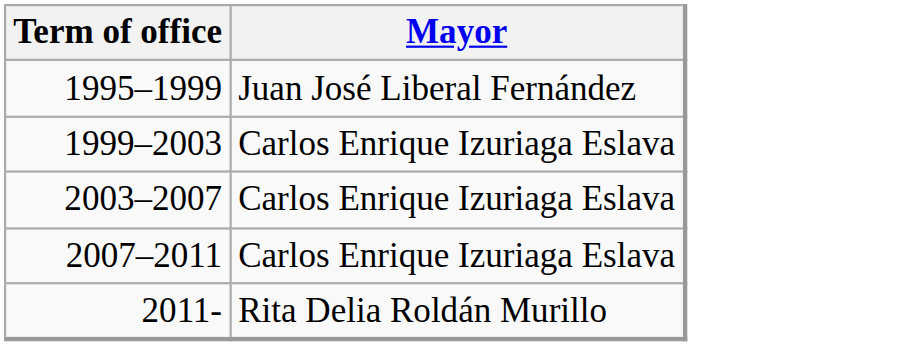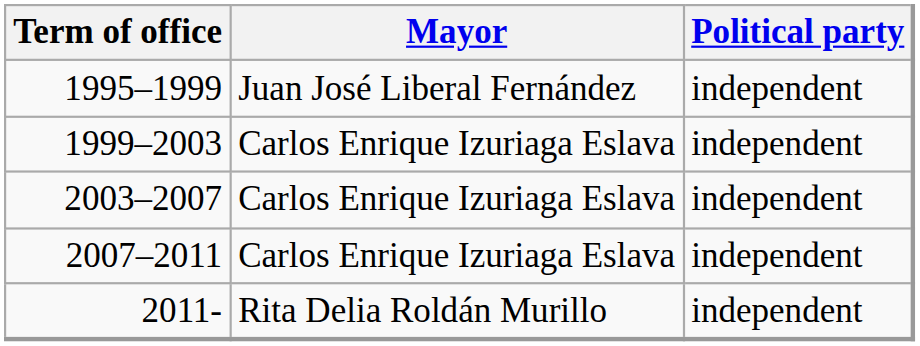+ column: (798, 32)
